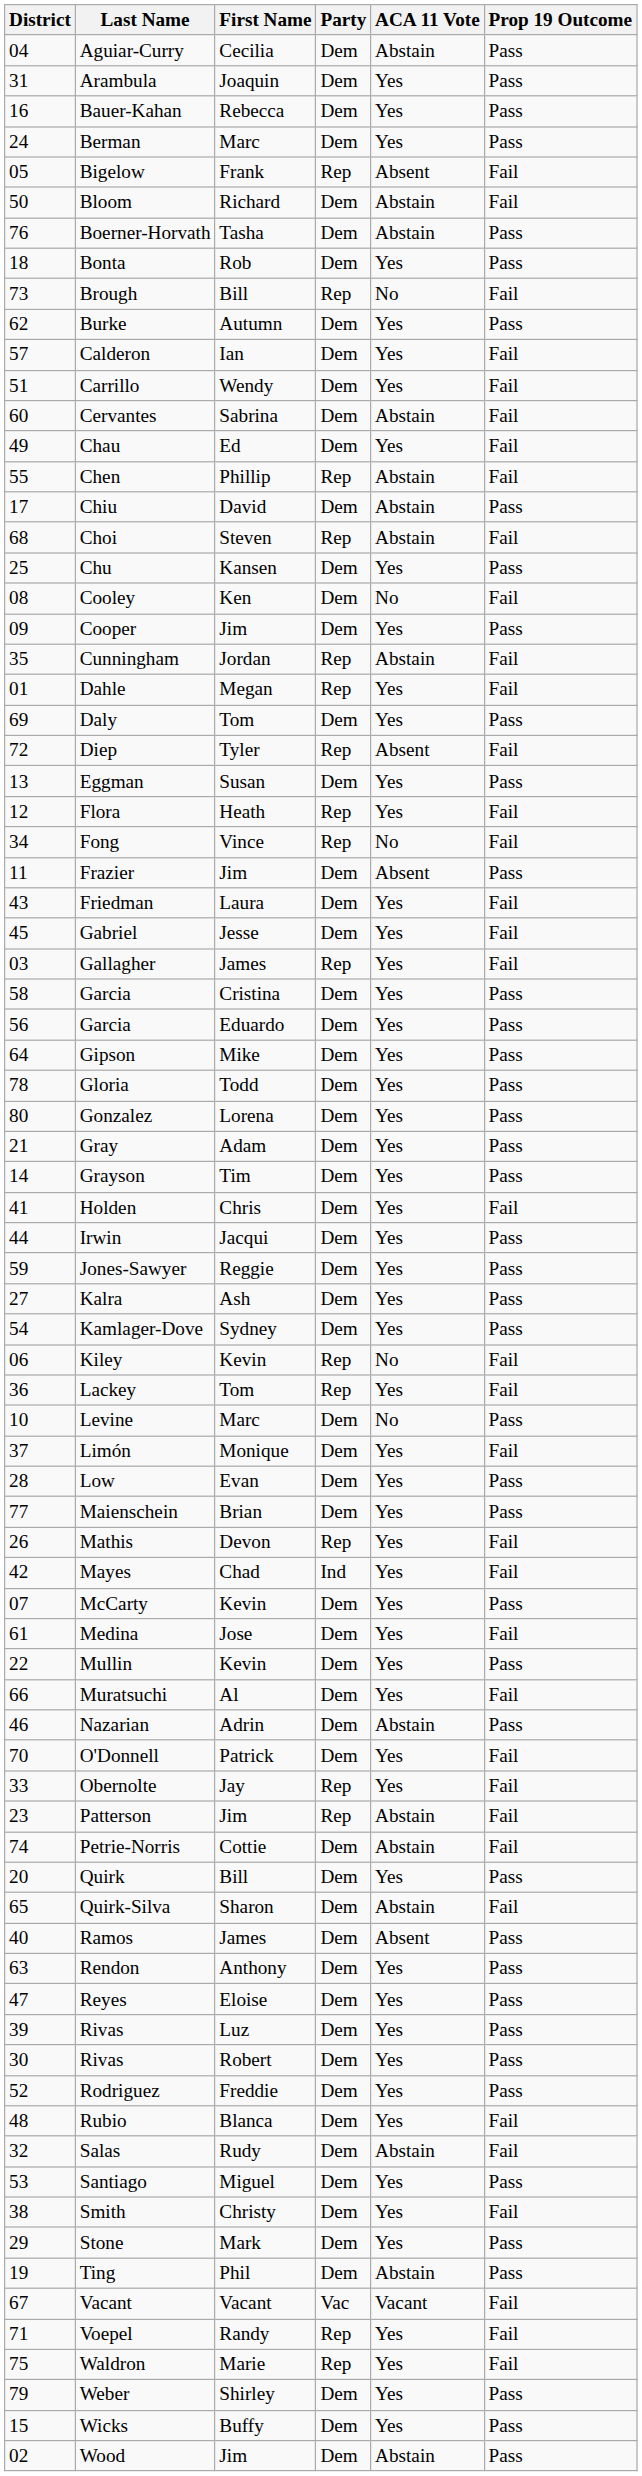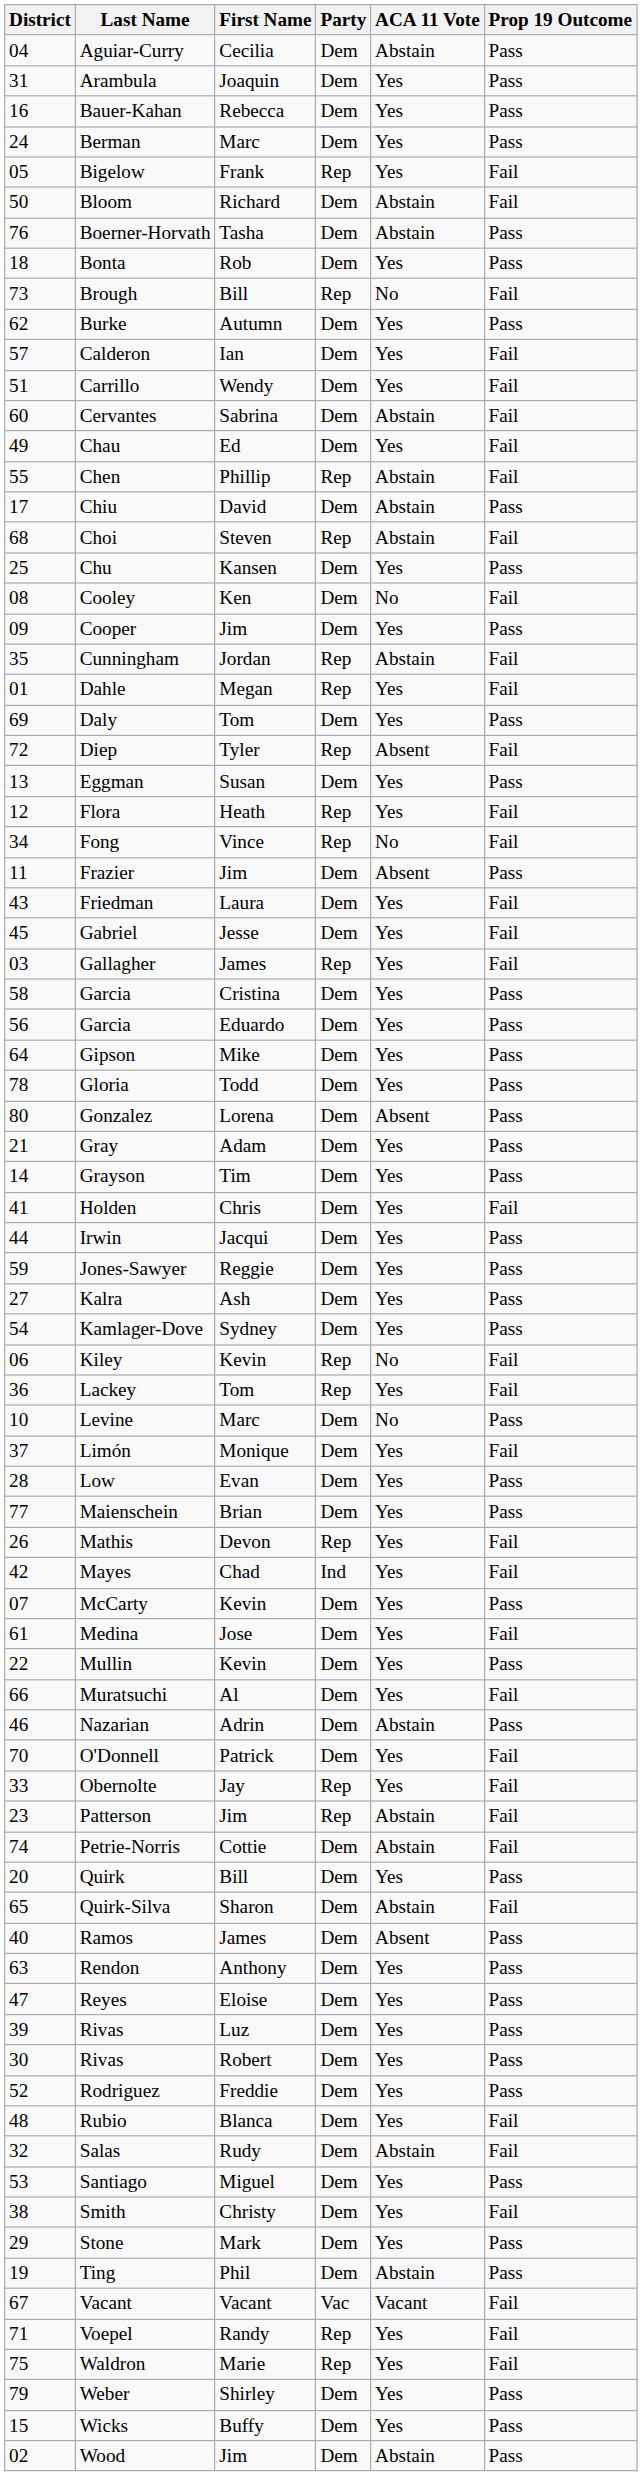(402, 171) Absent -> (389, 171) Yes
(389, 1115) Yes -> (402, 1115) Absent
